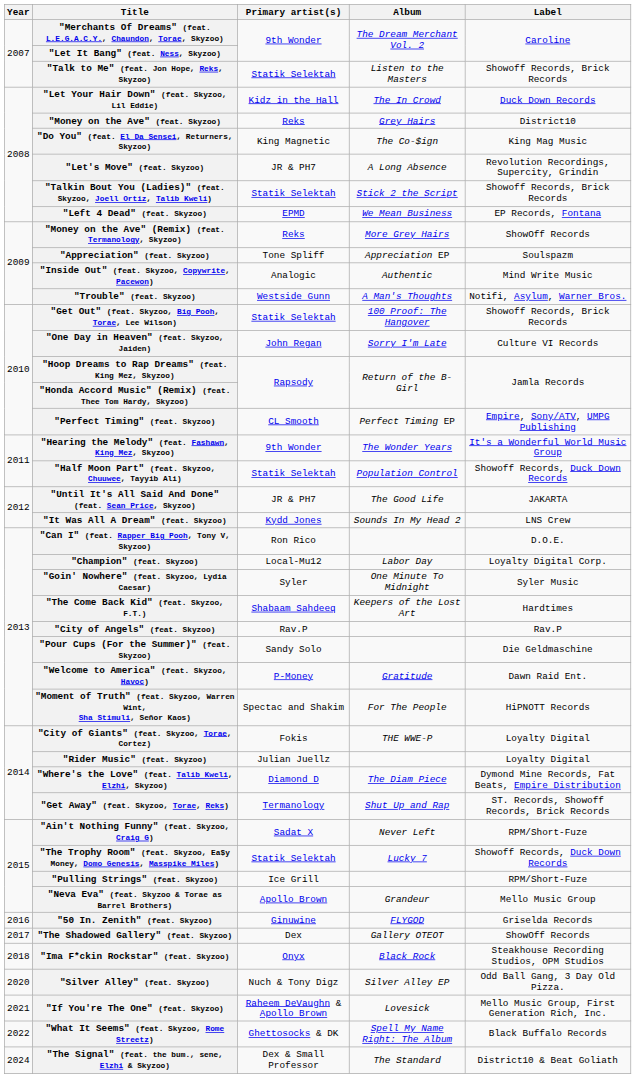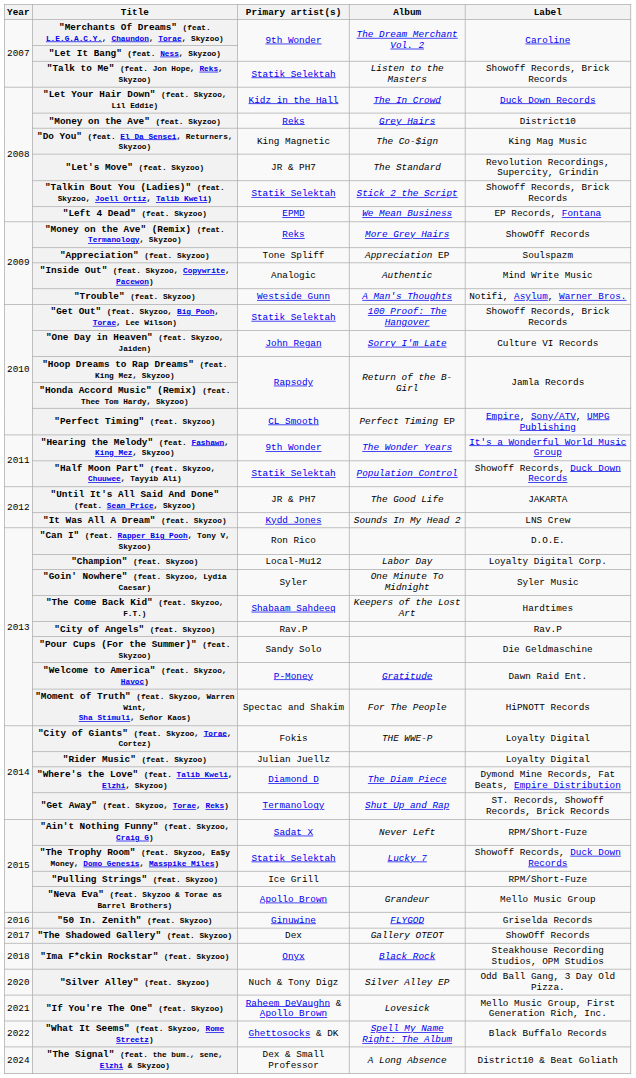(407, 167) A Long Absence -> (407, 167) The Standard
(407, 1060) The Standard -> (407, 1060) A Long Absence
